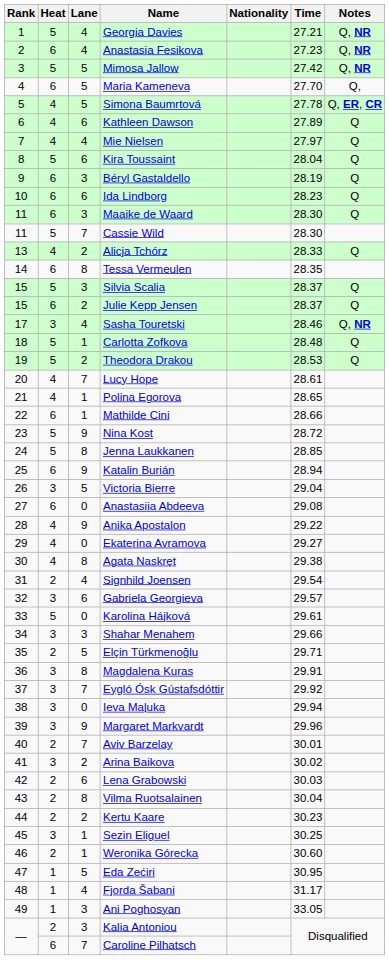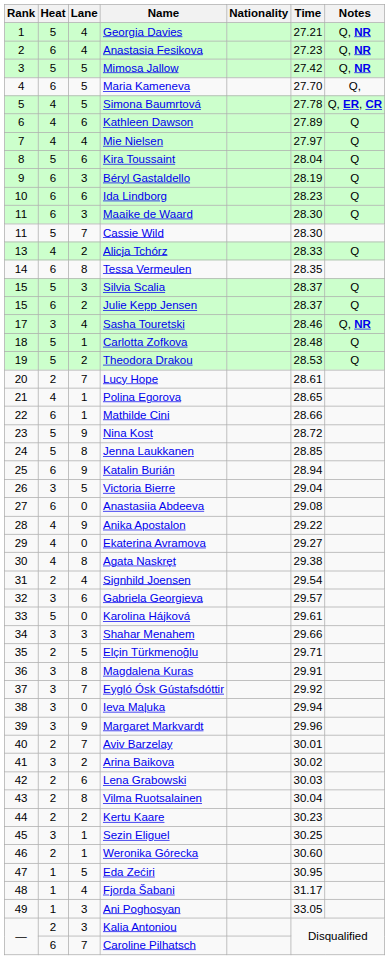(53, 379) 4 -> (53, 379) 2
